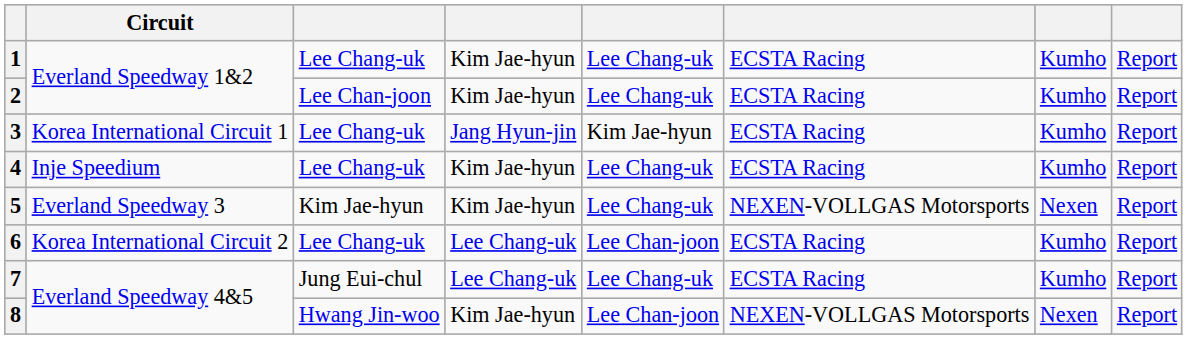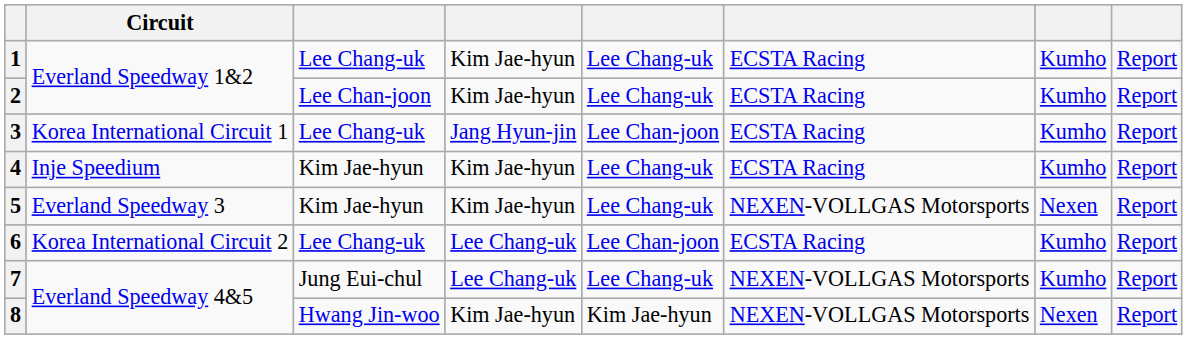(649, 132) Kim Jae-hyun -> (653, 132) Lee Chan-joon
(362, 168) Lee Chang-uk -> (361, 168) Kim Jae-hyun
(797, 278) ECSTA Racing -> (880, 278) NEXEN-VOLLGAS Motorsports
(653, 314) Lee Chan-joon -> (649, 314) Kim Jae-hyun
